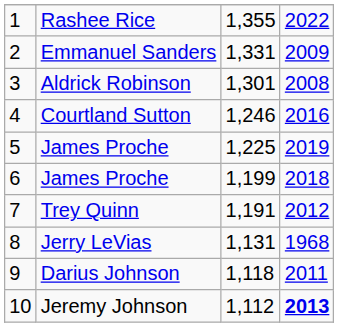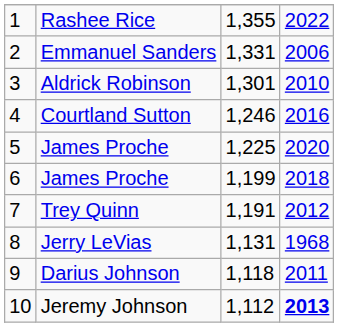(307, 52) 2009 -> (307, 52) 2006
(307, 83) 2008 -> (307, 83) 2010
(307, 147) 2019 -> (307, 147) 2020
